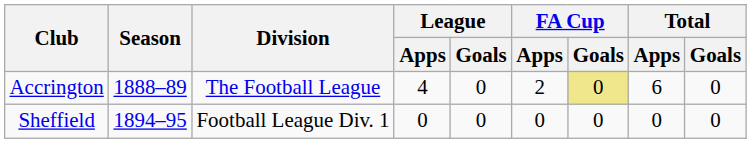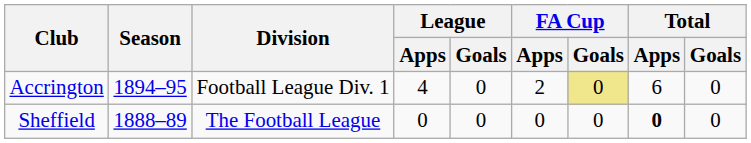(150, 87) 1888–89 -> (150, 87) 1894–95
(293, 87) The Football League -> (293, 87) Football League Div. 1
(150, 120) 1894–95 -> (150, 120) 1888–89
(293, 120) Football League Div. 1 -> (293, 120) The Football League
(657, 120) normal -> (657, 120) bold
